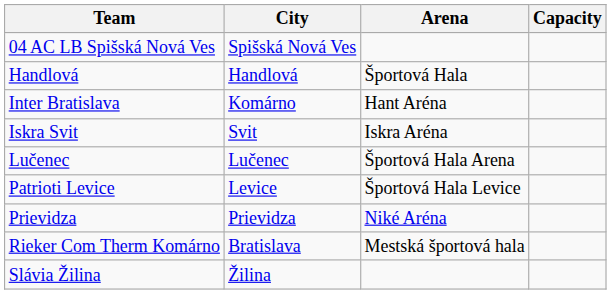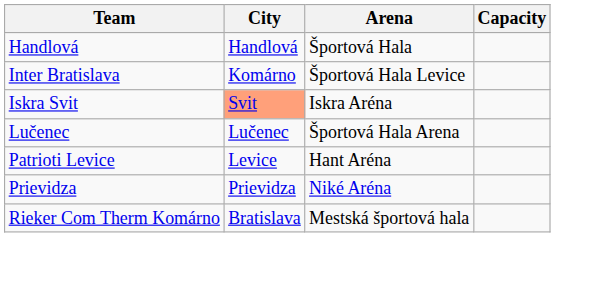- row: (112, 47)
(406, 103) Hant Aréna -> (387, 75) Športová Hala Levice
(243, 132) no background -> (243, 103) lightsalmon background
(443, 189) Športová Hala Levice -> (350, 160) Hant Aréna
- row: (55, 274)
